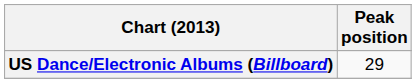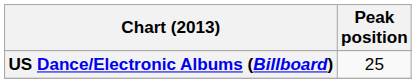(374, 64) 29 -> (374, 64) 25
